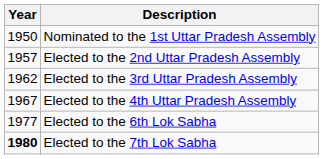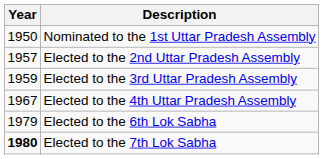(22, 79) 1962 -> (22, 79) 1959
(22, 121) 1977 -> (22, 121) 1979
